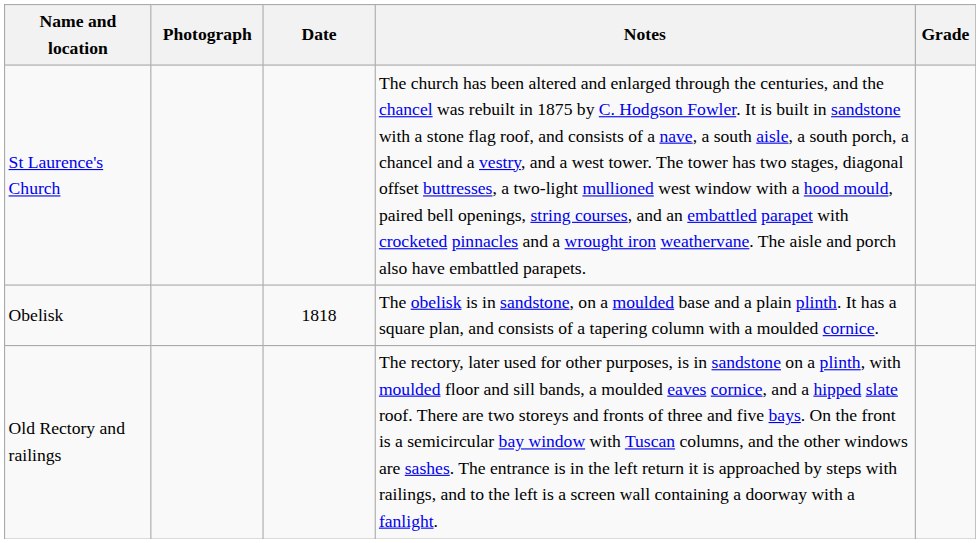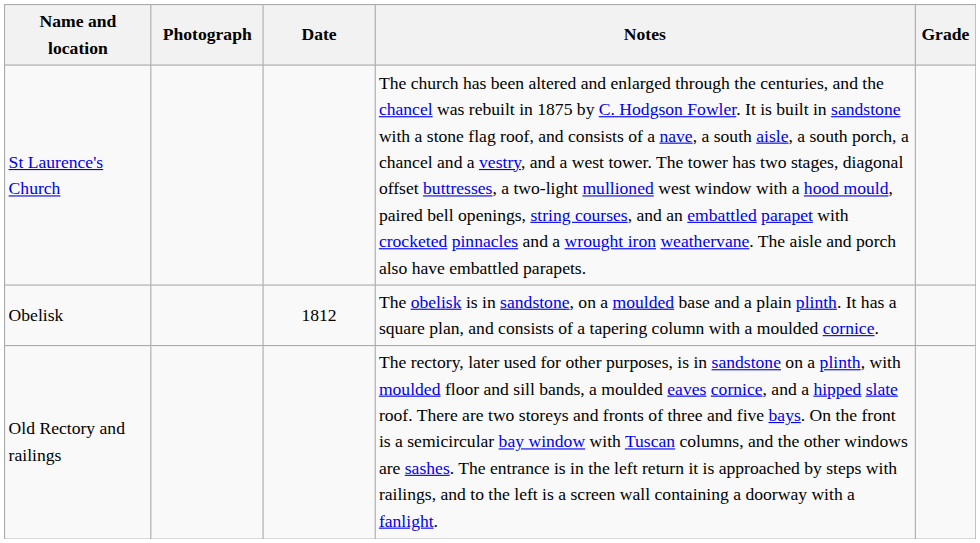(319, 315) 1818 -> (319, 315) 1812
